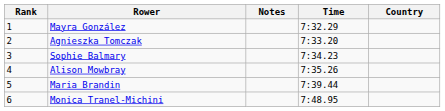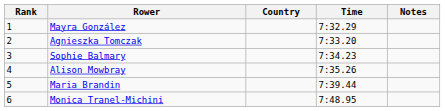columns swapped: (404, 12) <-> (272, 12)
